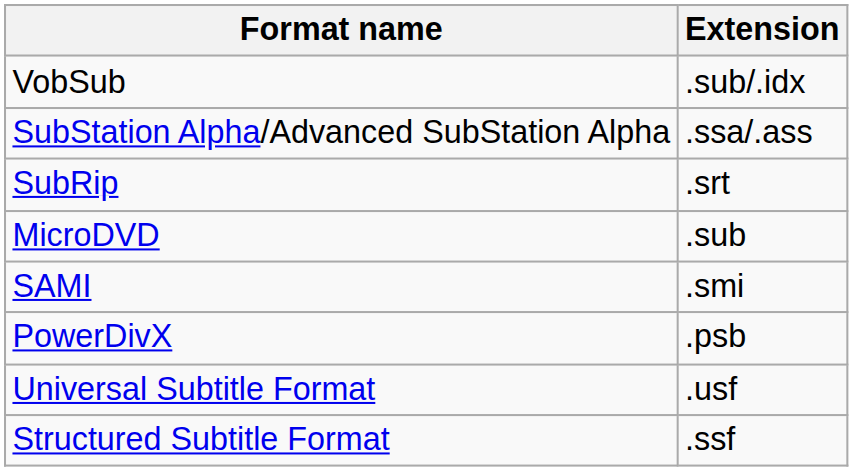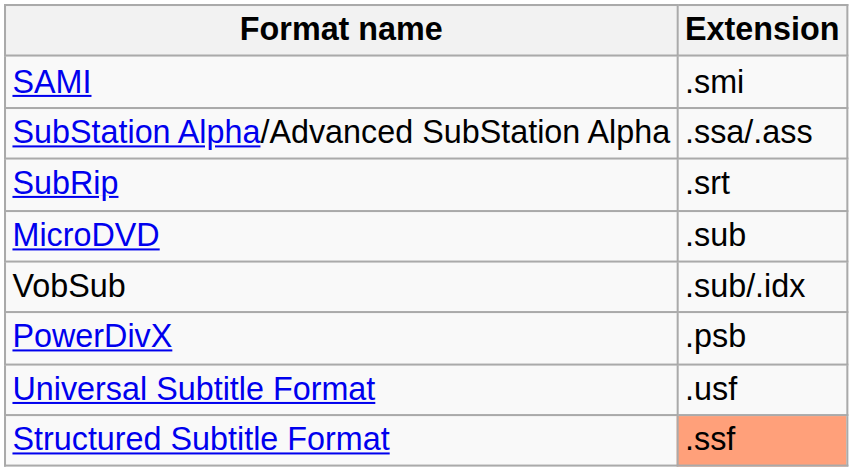rows swapped: (69, 81) <-> (52, 286)
(710, 440) no background -> (710, 440) lightsalmon background
